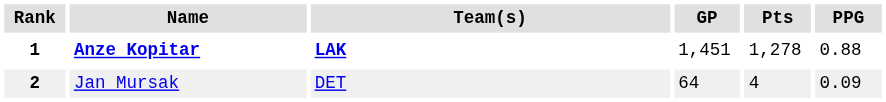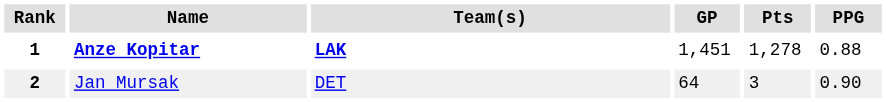(754, 84) 4 -> (754, 84) 3
(841, 84) 0.09 -> (841, 84) 0.90
